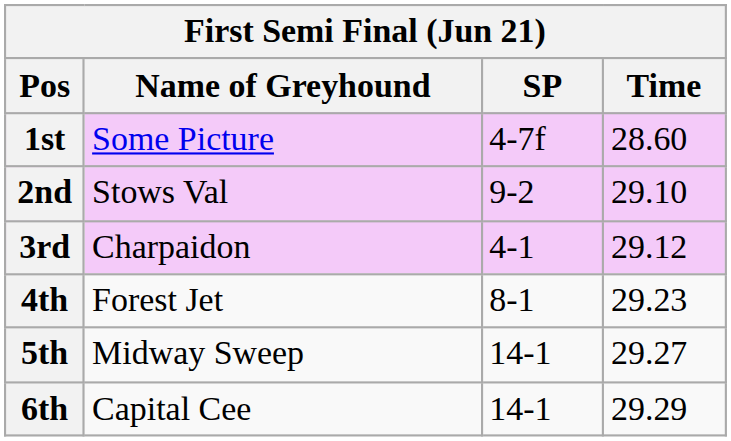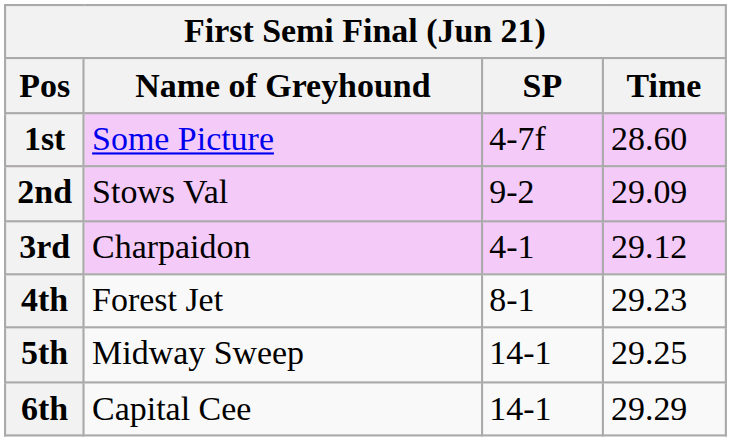(649, 192) 29.10 -> (649, 192) 29.09
(649, 354) 29.27 -> (649, 354) 29.25
